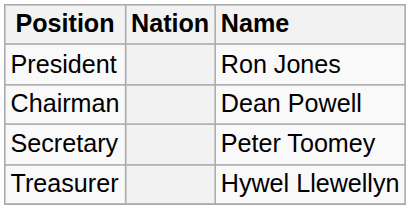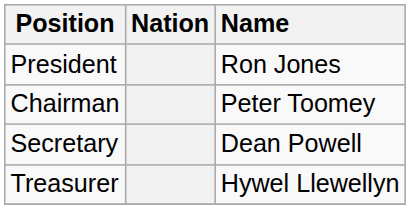(291, 104) Dean Powell -> (298, 104) Peter Toomey
(298, 143) Peter Toomey -> (291, 143) Dean Powell
